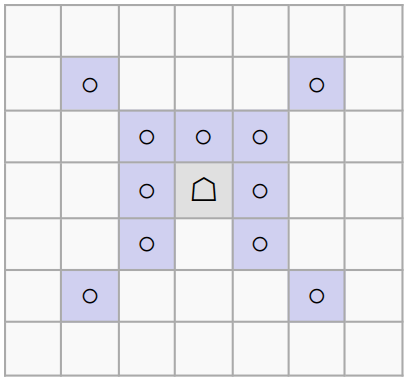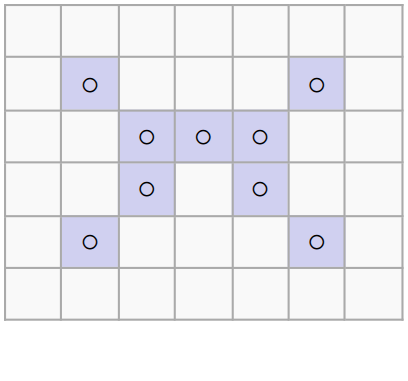- row: (90, 190)
